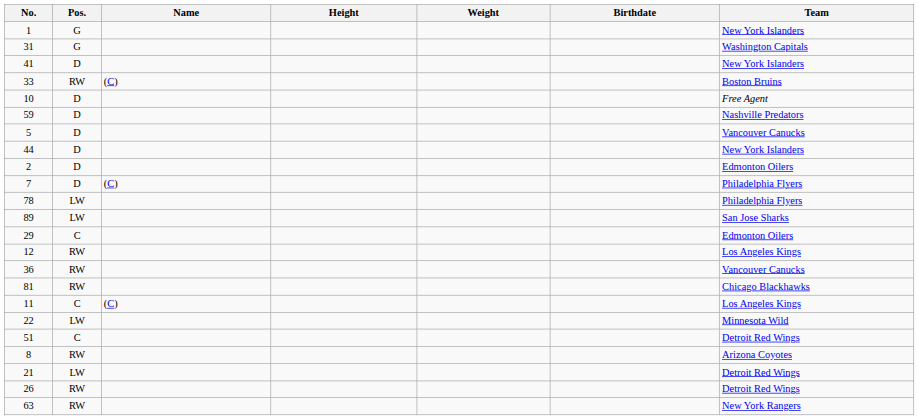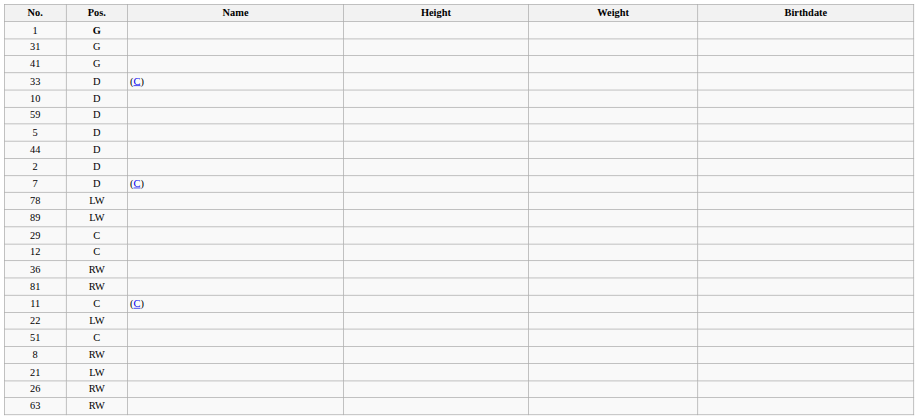- column: (817, 13)
(77, 30) normal -> (97, 30) bold
(77, 64) D -> (97, 64) G
(77, 81) RW -> (97, 81) D
(77, 252) RW -> (97, 252) C
